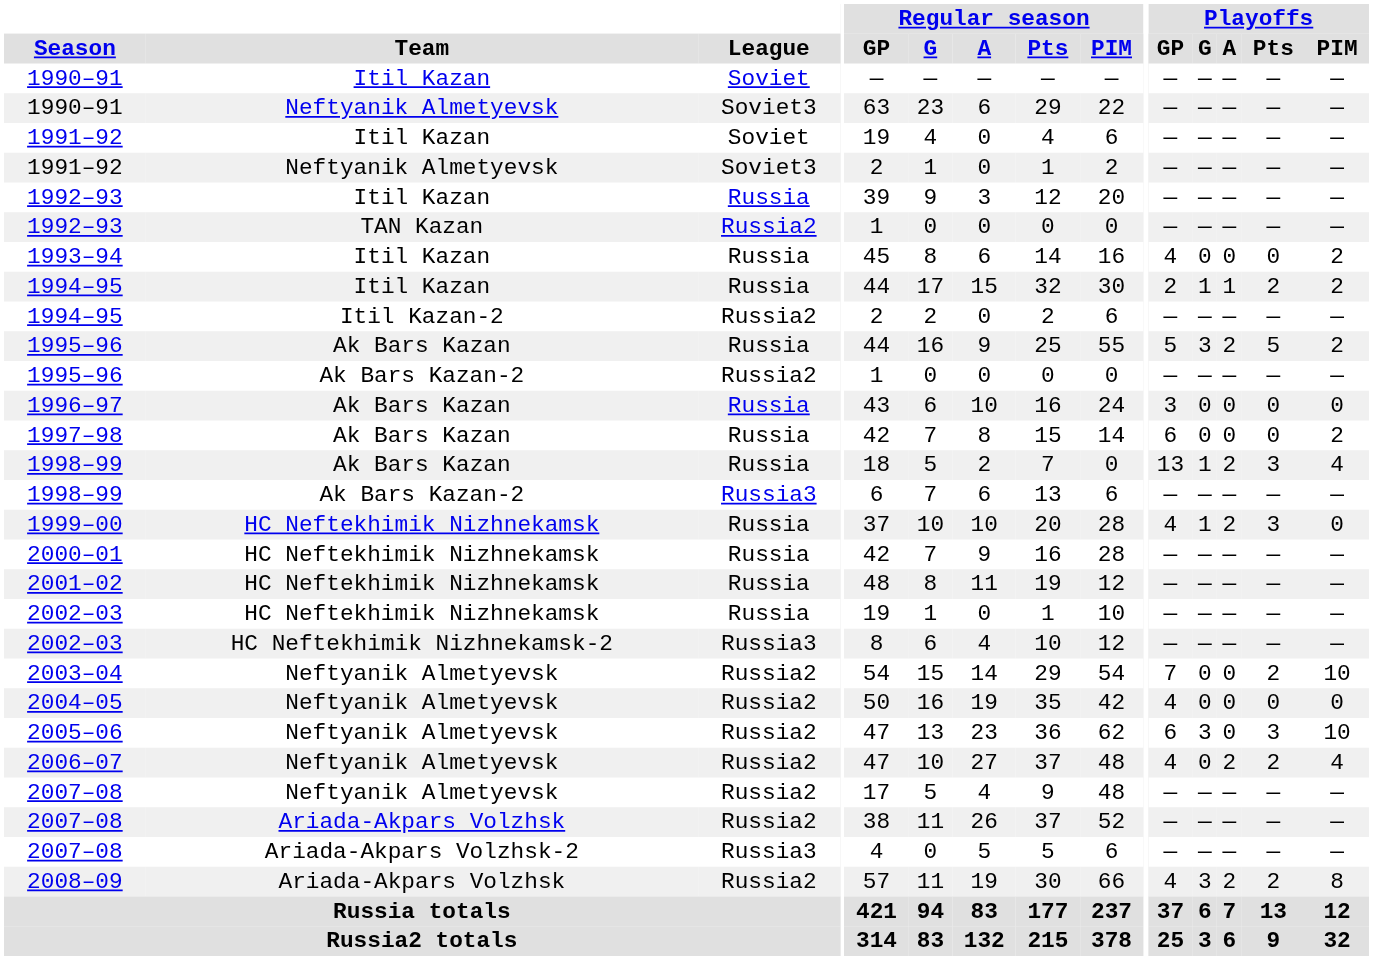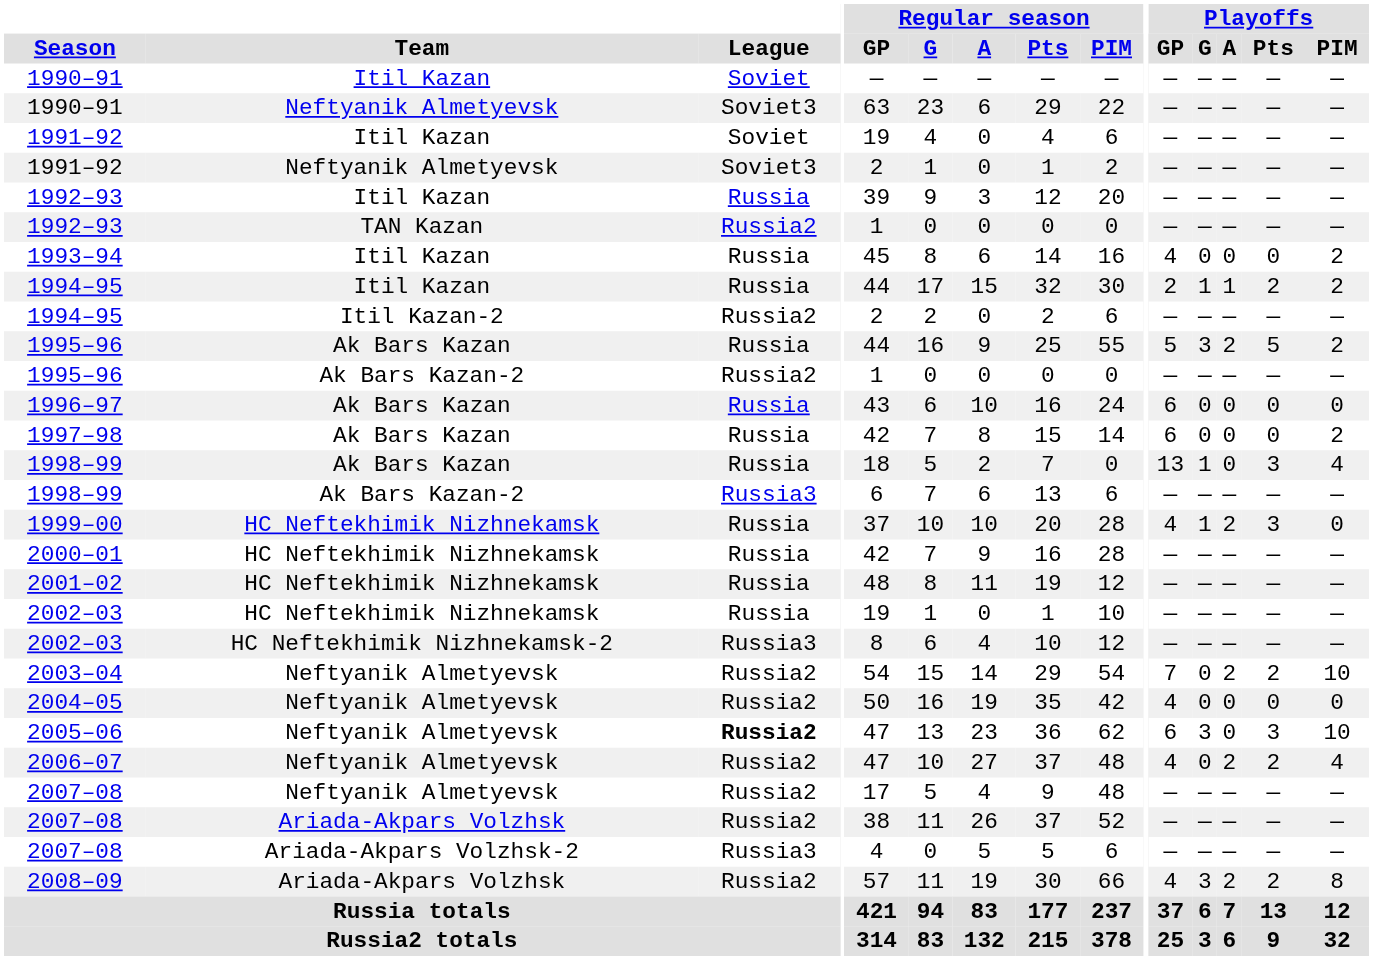(1170, 406) 3 -> (1170, 406) 6
(1229, 465) 2 -> (1229, 465) 0
(1229, 673) 0 -> (1229, 673) 2
(769, 733) normal -> (769, 733) bold
